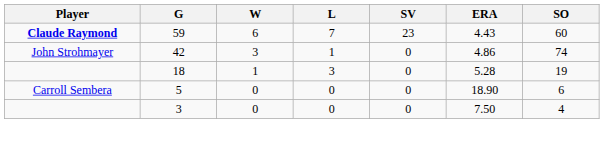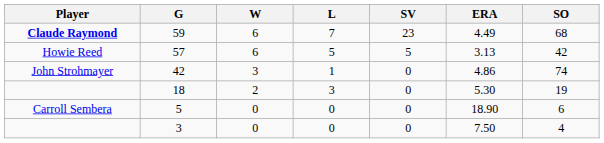(485, 33) 4.43 -> (485, 33) 4.49
(561, 33) 60 -> (561, 33) 68
+ row: (179, 52)
(255, 71) 1 -> (255, 90) 2
(485, 71) 5.28 -> (485, 90) 5.30
